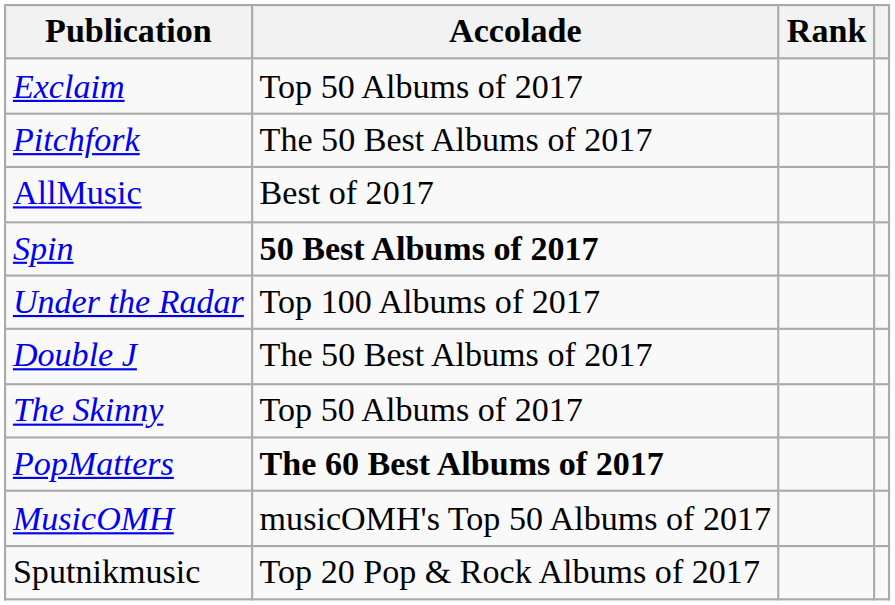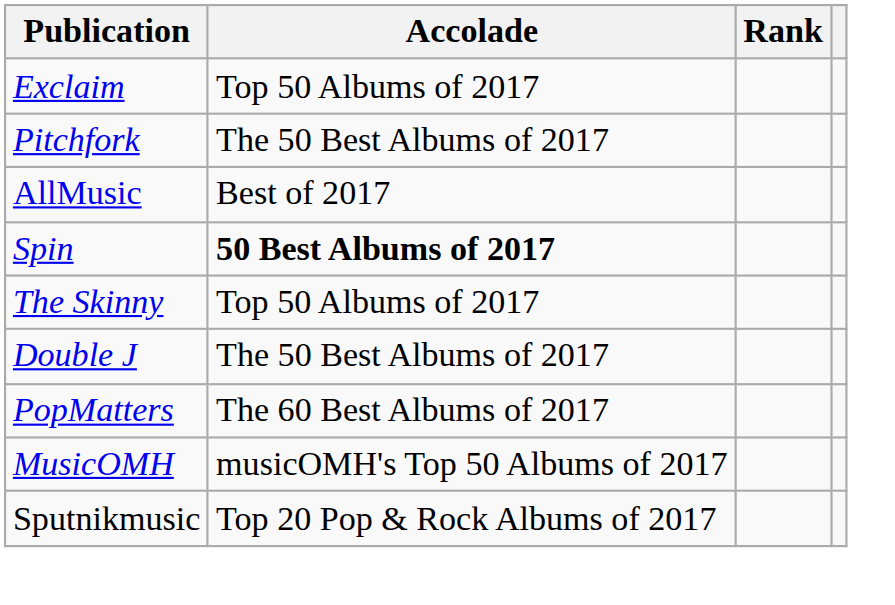- row: (128, 301)
rows swapped: (75, 355) <-> (88, 409)
(462, 463) bold -> (413, 409) normal
